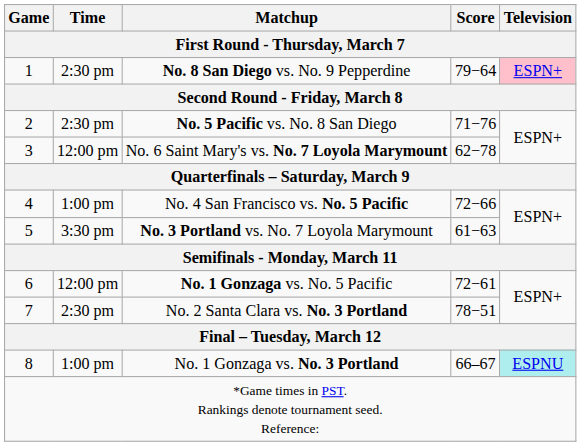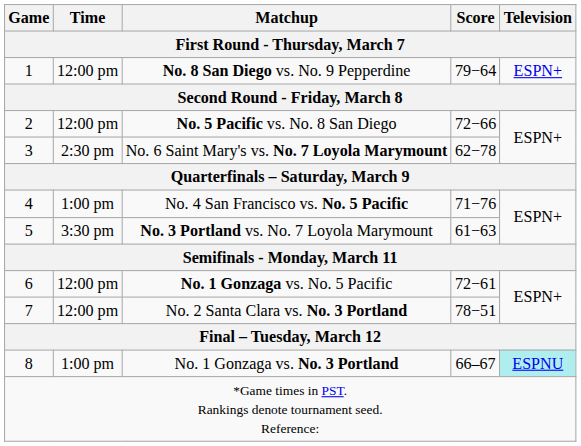(88, 71) 2:30 pm -> (88, 71) 12:00 pm
(538, 71) pink background -> (538, 71) no background
(88, 124) 2:30 pm -> (88, 124) 12:00 pm
(476, 124) 71−76 -> (476, 124) 72−66
(88, 150) 12:00 pm -> (88, 150) 2:30 pm
(476, 203) 72−66 -> (476, 203) 71−76
(88, 310) 2:30 pm -> (88, 310) 12:00 pm
